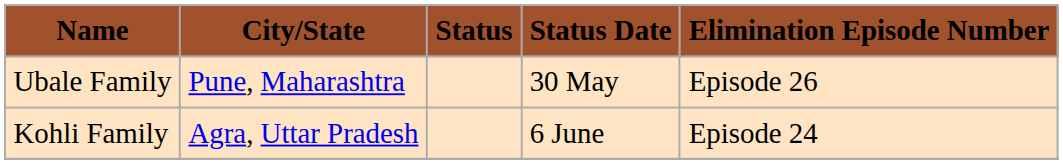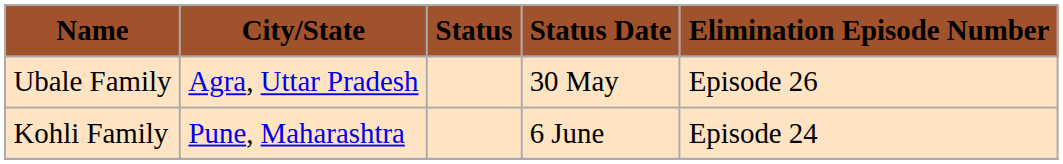(297, 81) Pune, Maharashtra -> (303, 81) Agra, Uttar Pradesh
(303, 132) Agra, Uttar Pradesh -> (297, 132) Pune, Maharashtra
